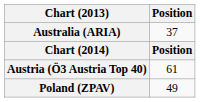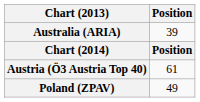(172, 32) 37 -> (172, 32) 39
